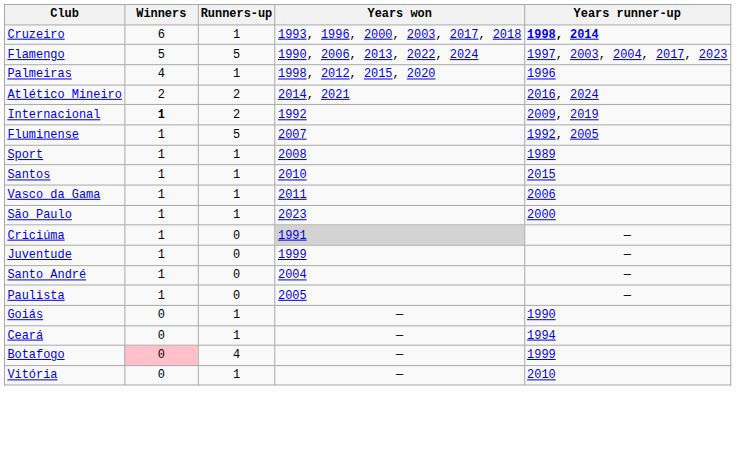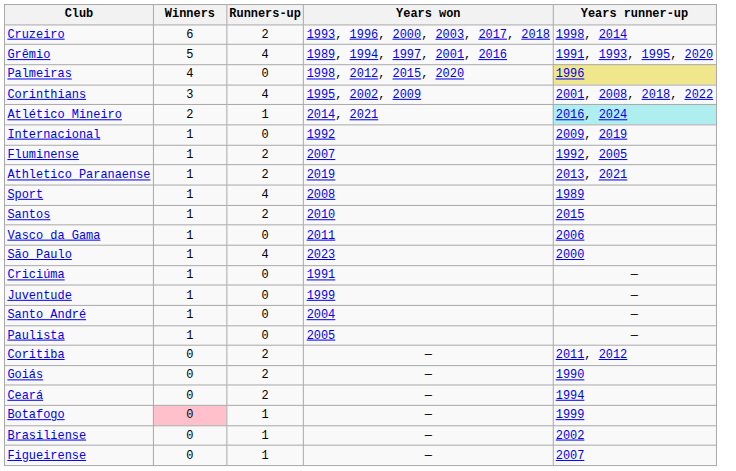(236, 34) 1 -> (265, 34) 2
(563, 34) bold -> (592, 34) normal
- row: (36, 54)
+ row: (29, 54)
(236, 74) 1 -> (265, 74) 0
(541, 74) no background -> (570, 74) khaki background
+ row: (47, 94)
(236, 94) 2 -> (265, 114) 1
(563, 94) no background -> (592, 114) paleturquoise background
(161, 114) bold -> (190, 135) normal
(236, 114) 2 -> (265, 135) 0
(236, 135) 5 -> (265, 155) 2
+ row: (79, 175)
(236, 155) 1 -> (265, 195) 4
(236, 175) 1 -> (265, 215) 2
(236, 195) 1 -> (265, 235) 0
(236, 215) 1 -> (265, 255) 4
(292, 235) lightgrey background -> (321, 275) no background
+ row: (36, 355)
(236, 315) 1 -> (265, 375) 2
(236, 335) 1 -> (265, 395) 2
(236, 355) 4 -> (265, 415) 1
+ row: (47, 435)
+ row: (47, 455)
- row: (32, 375)
